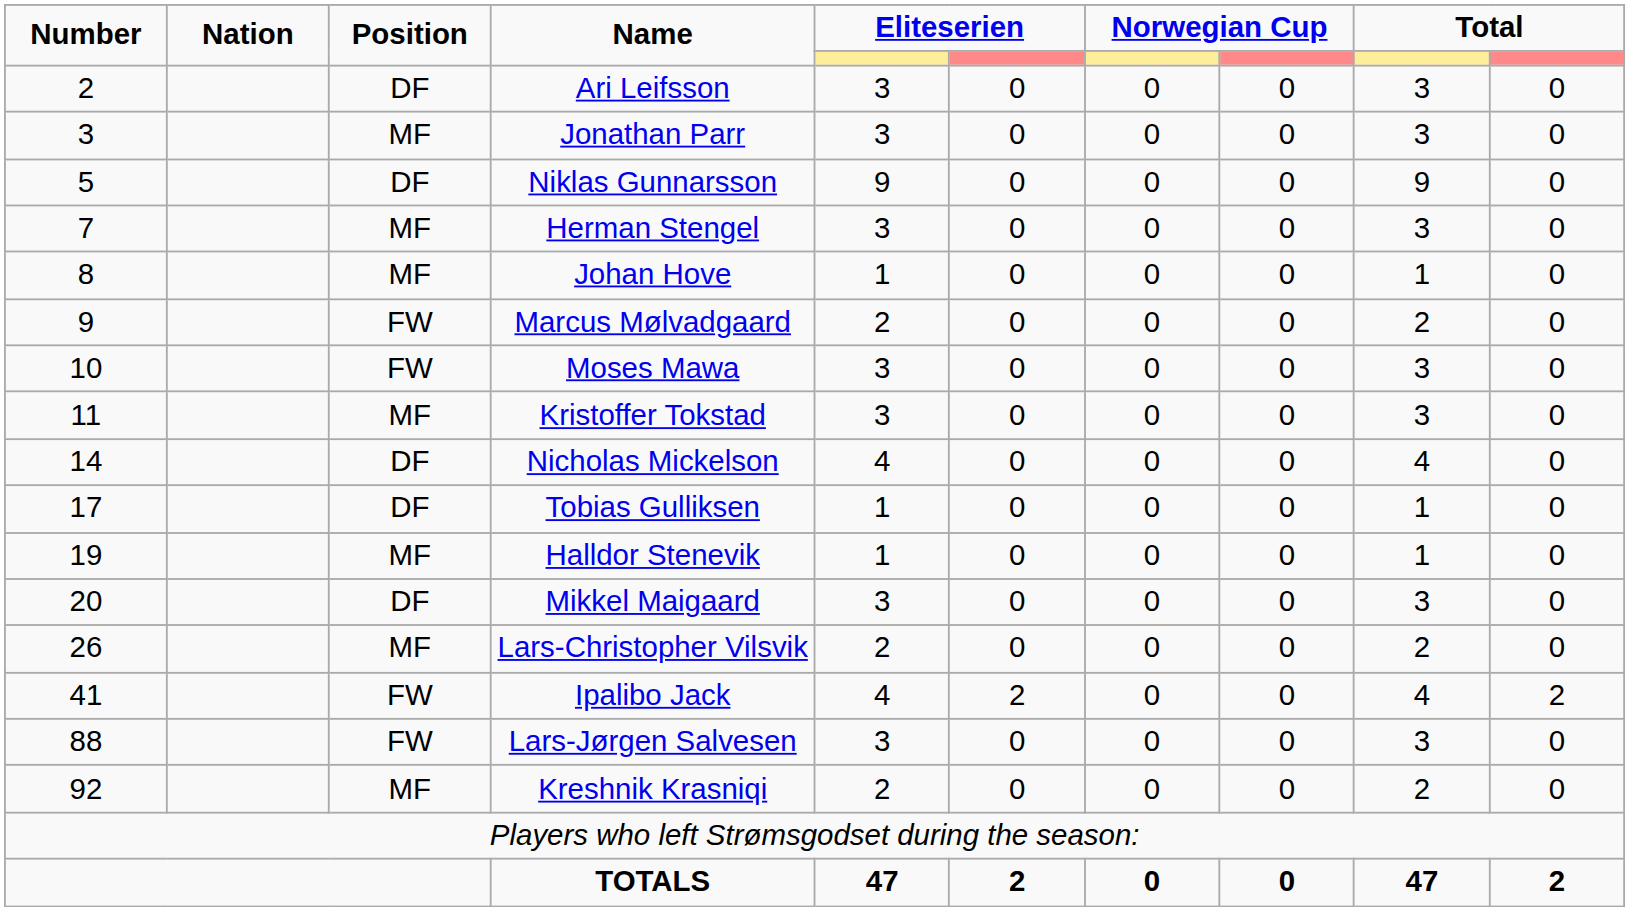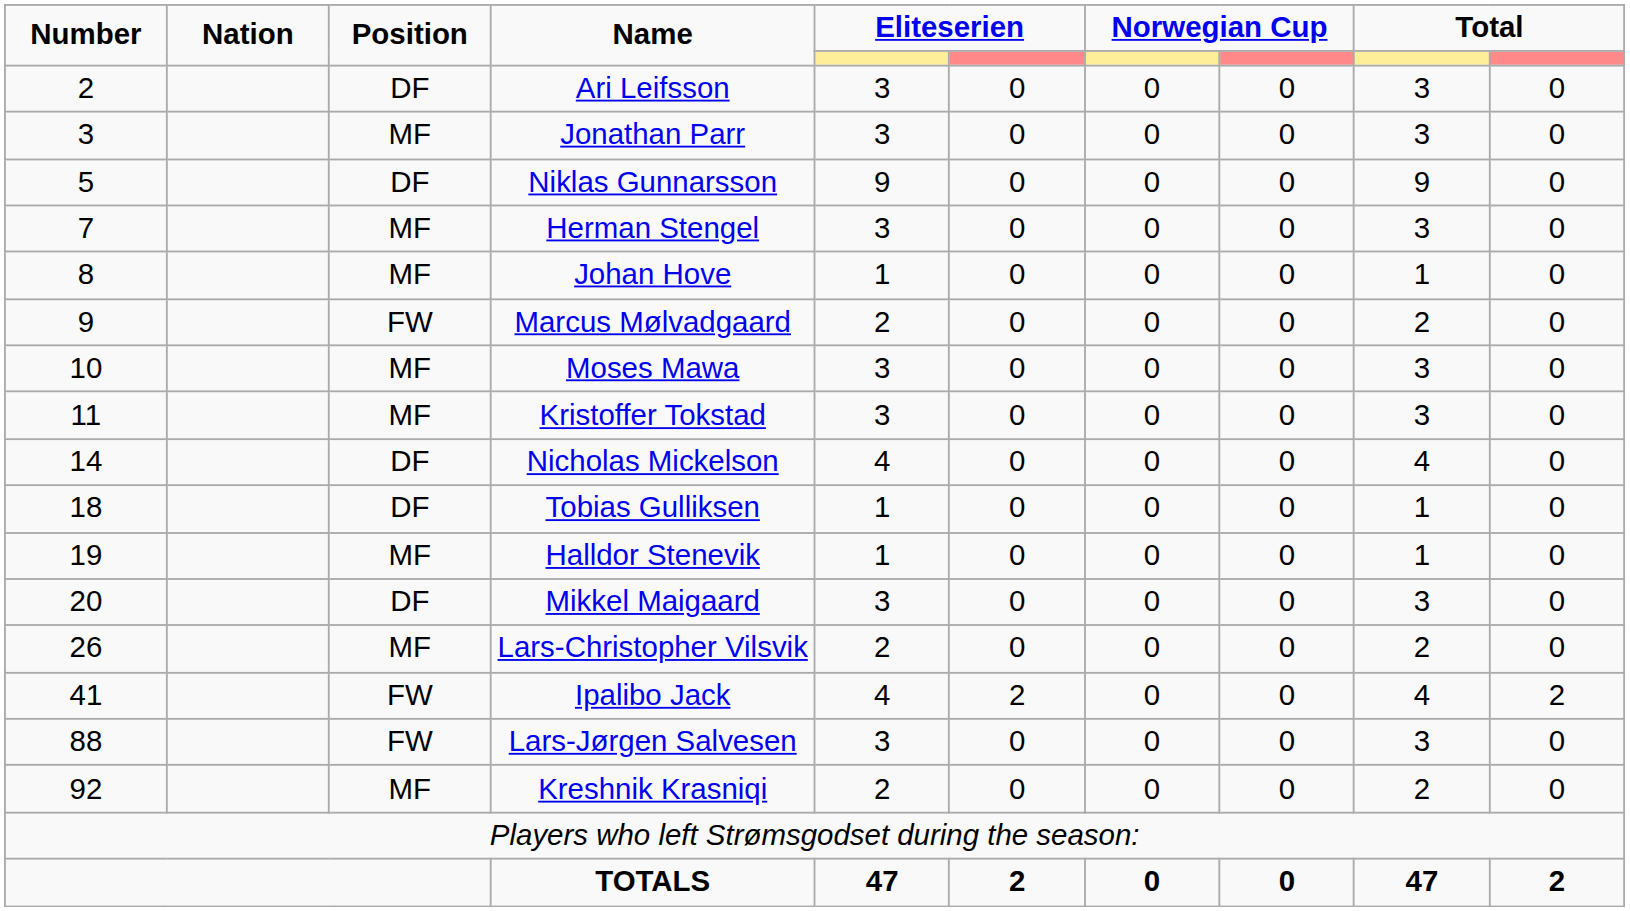(410, 368) FW -> (410, 368) MF
(86, 508) 17 -> (86, 508) 18
